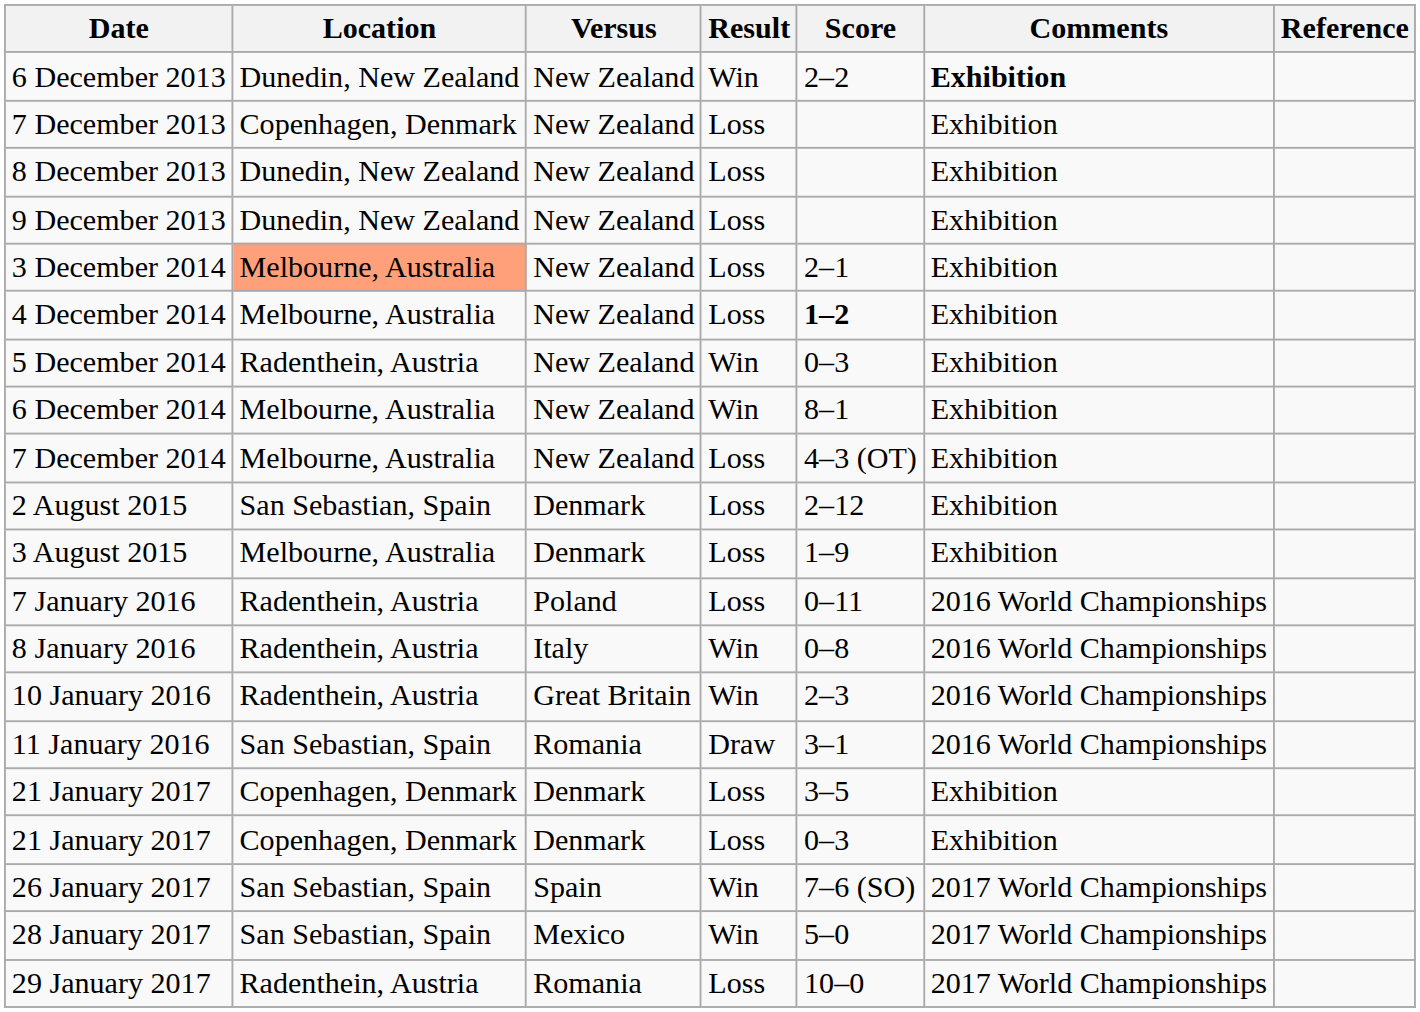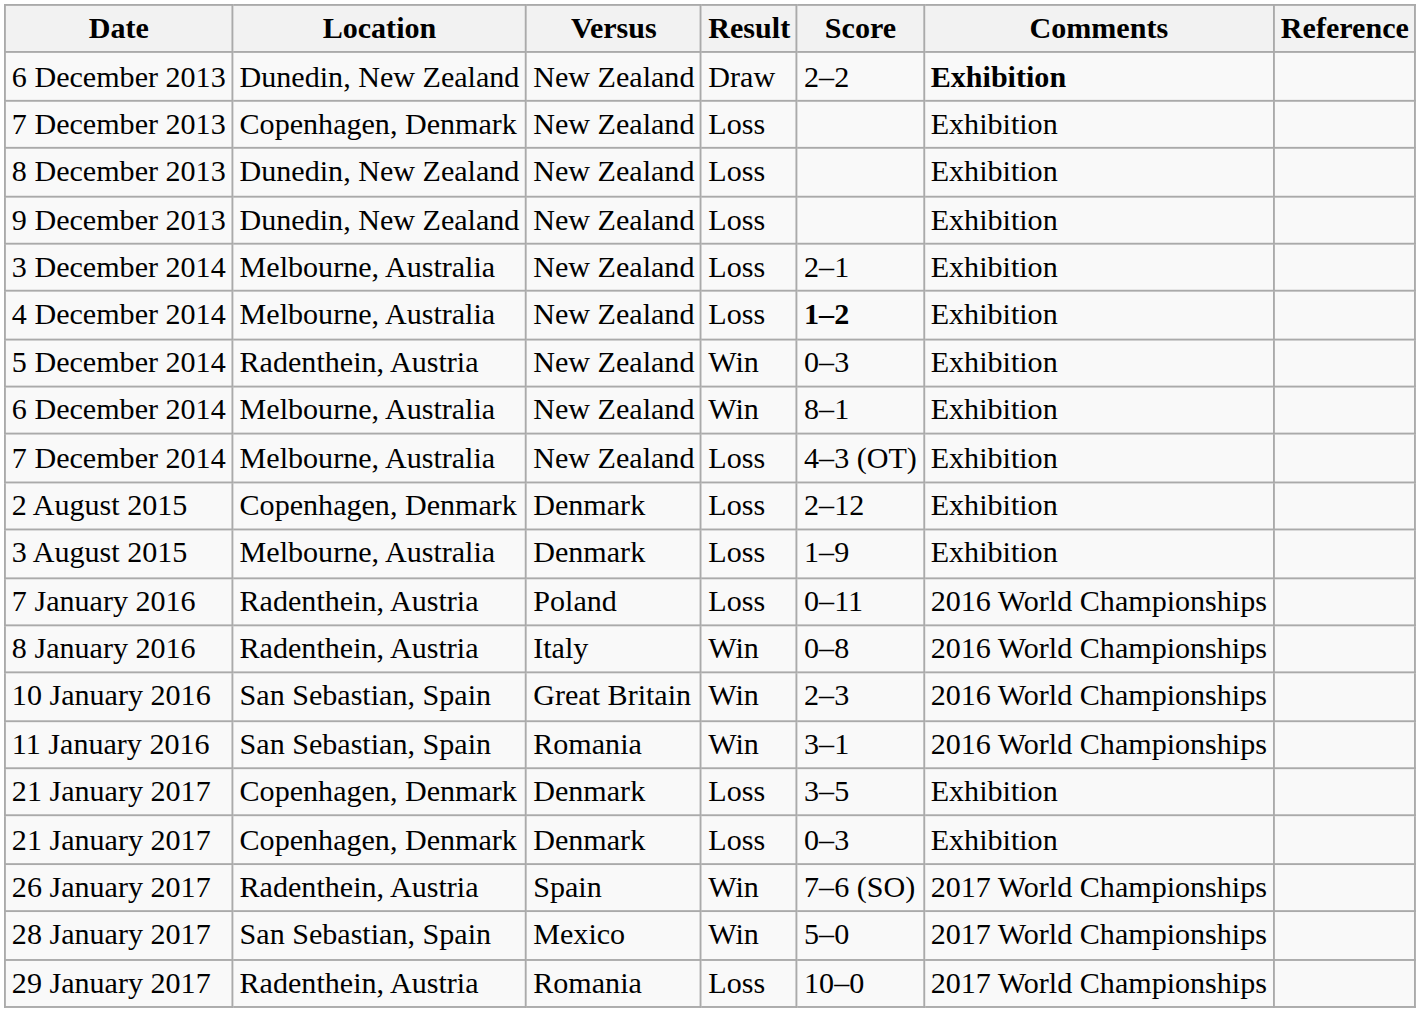(734, 76) Win -> (742, 76) Draw
(367, 266) lightsalmon background -> (367, 266) no background
(365, 505) San Sebastian, Spain -> (378, 505) Copenhagen, Denmark
(359, 696) Radenthein, Austria -> (365, 696) San Sebastian, Spain
(742, 743) Draw -> (734, 743) Win
(365, 887) San Sebastian, Spain -> (359, 887) Radenthein, Austria
